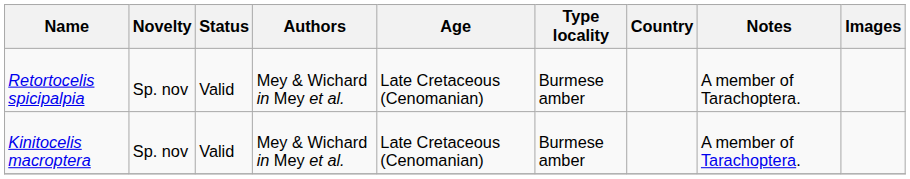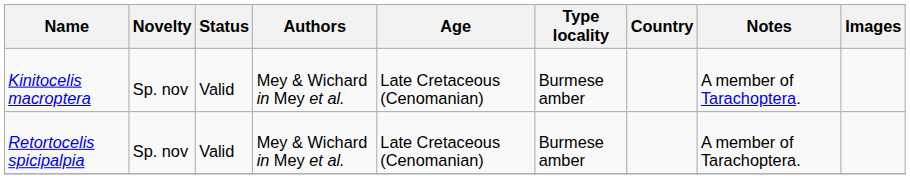rows swapped: (50, 151) <-> (51, 89)
